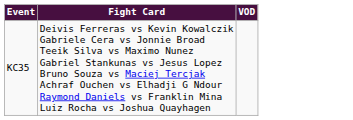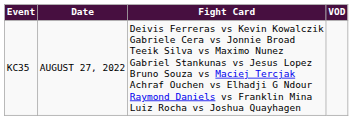+ column: (83, 12)
